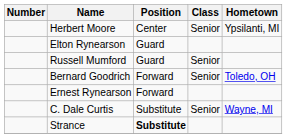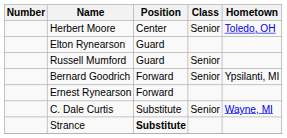(252, 29) Ypsilanti, MI -> (250, 29) Toledo, OH
(250, 77) Toledo, OH -> (252, 77) Ypsilanti, MI
